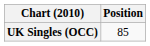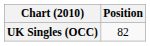(123, 31) 85 -> (123, 31) 82
